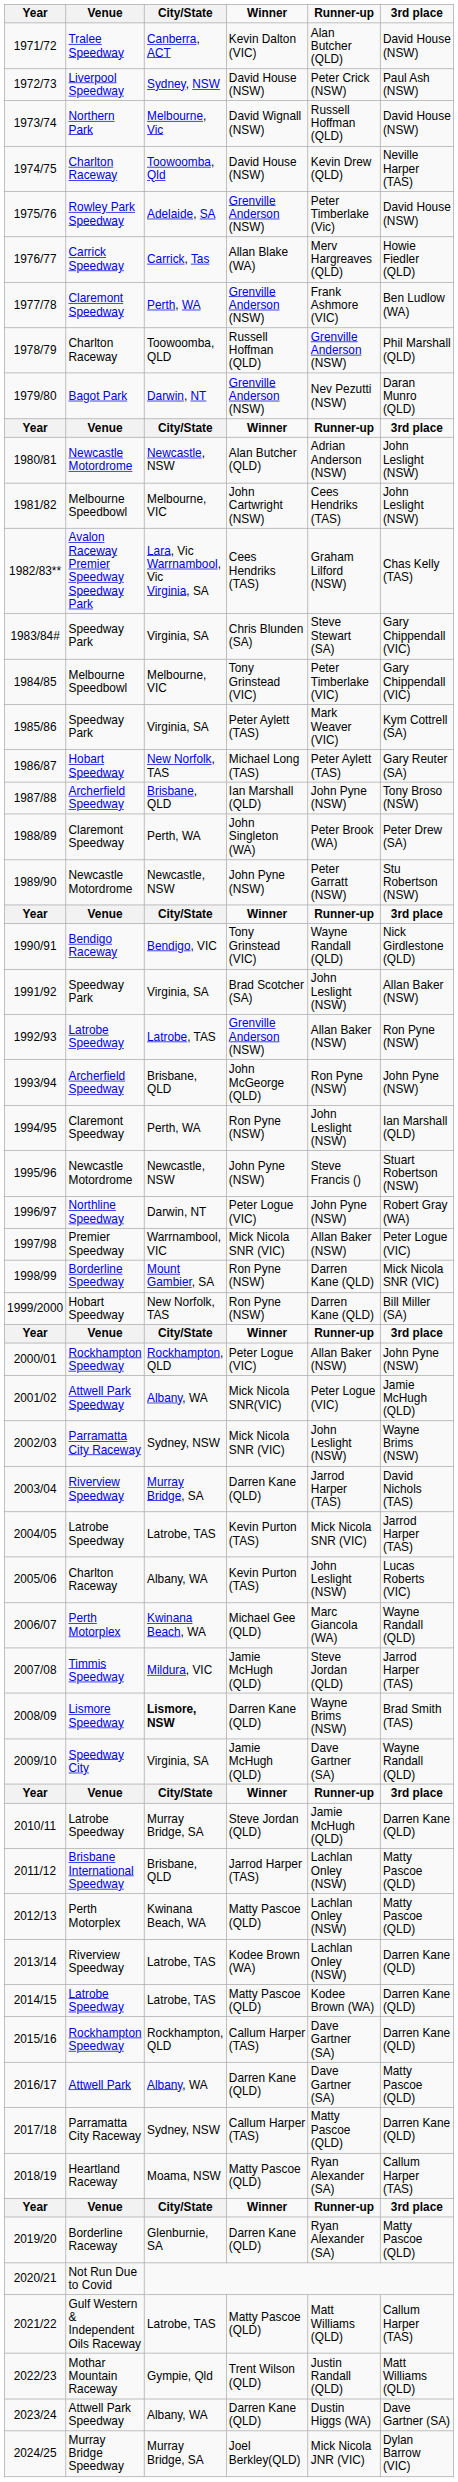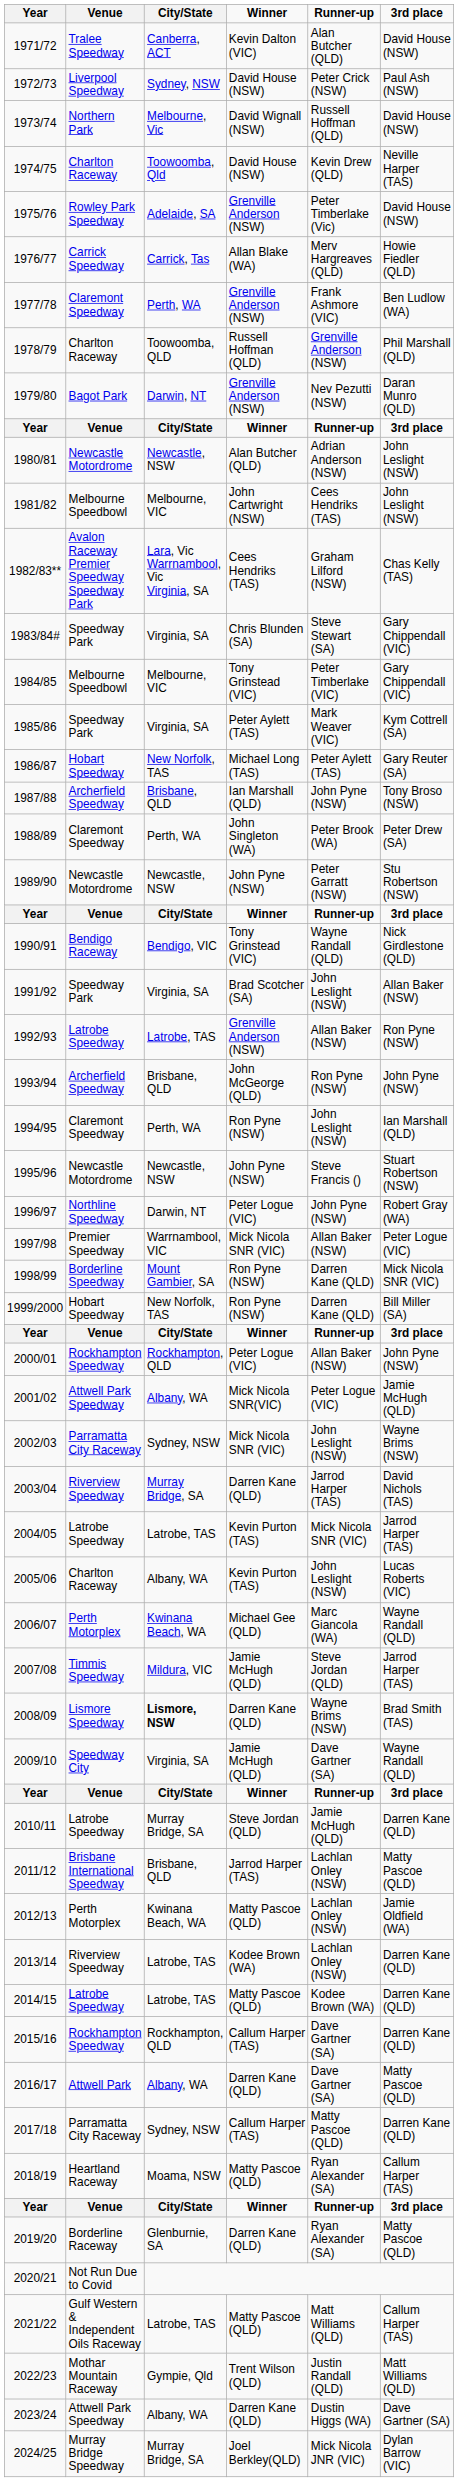(403, 1916) Matty Pascoe (QLD) -> (403, 1916) Jamie Oldfield (WA)
